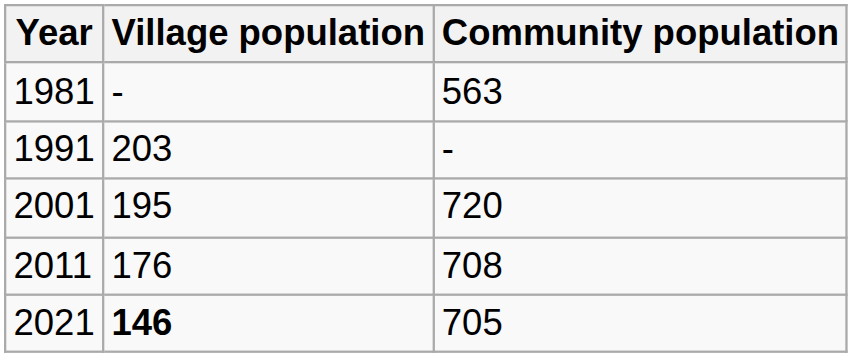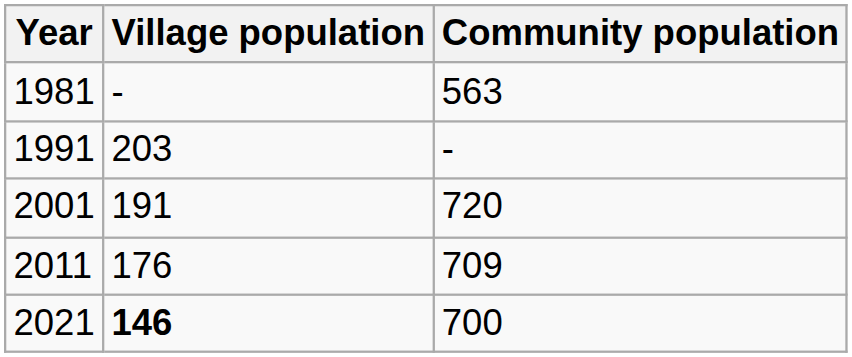(142, 206) 195 -> (142, 206) 191
(472, 264) 708 -> (472, 264) 709
(472, 322) 705 -> (472, 322) 700
